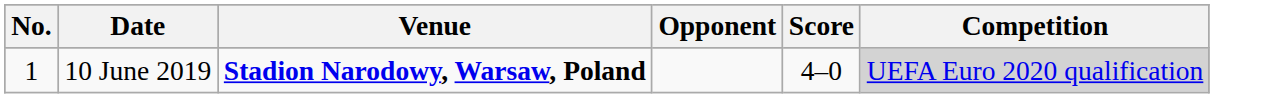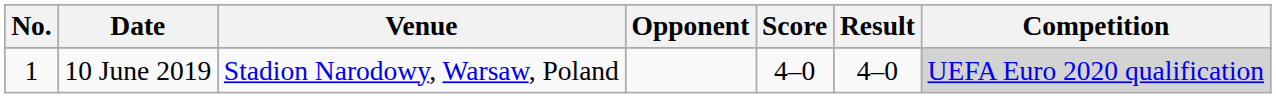+ column: (877, 26)
(435, 69) bold -> (421, 69) normal
